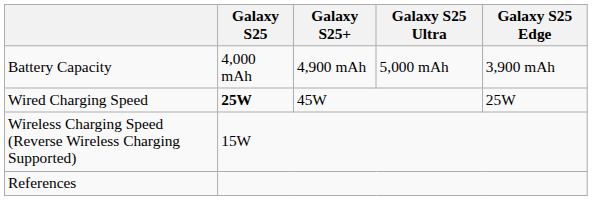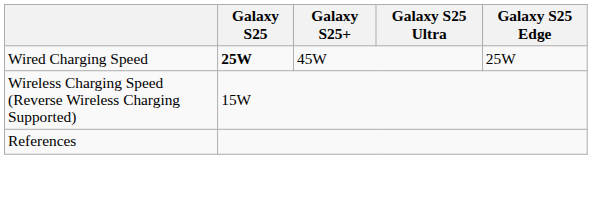- row: (60, 66)
